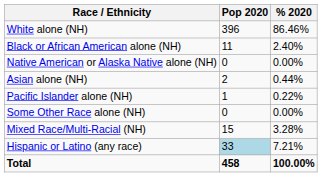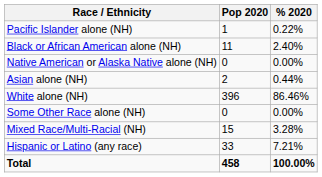rows swapped: (47, 29) <-> (70, 96)
(228, 146) lightblue background -> (228, 146) no background
